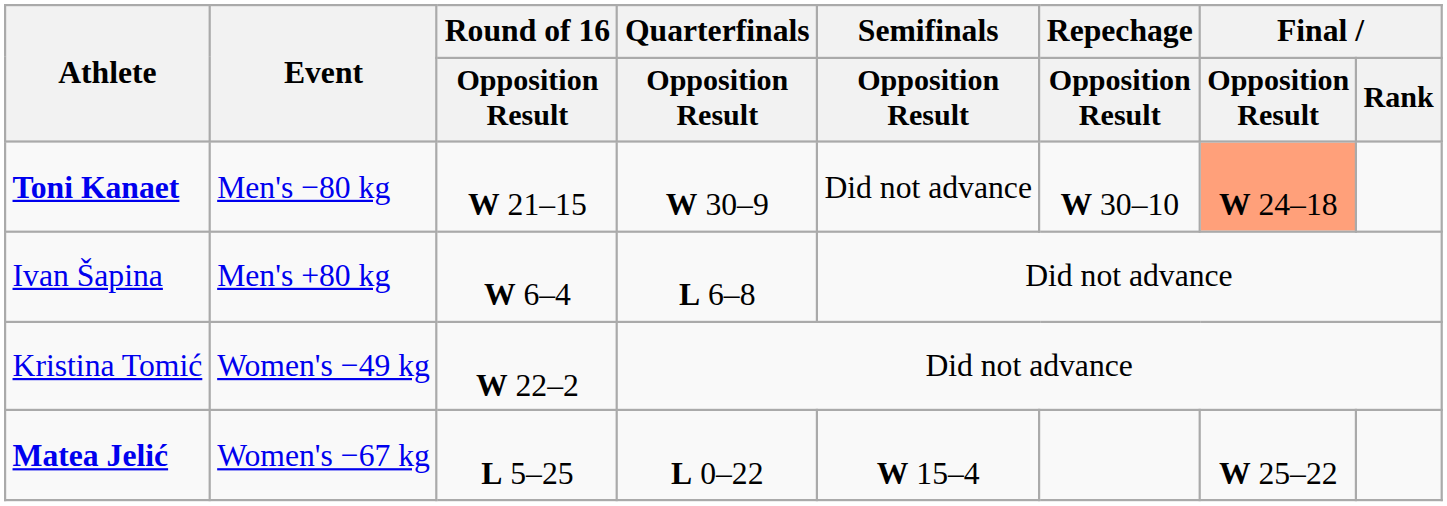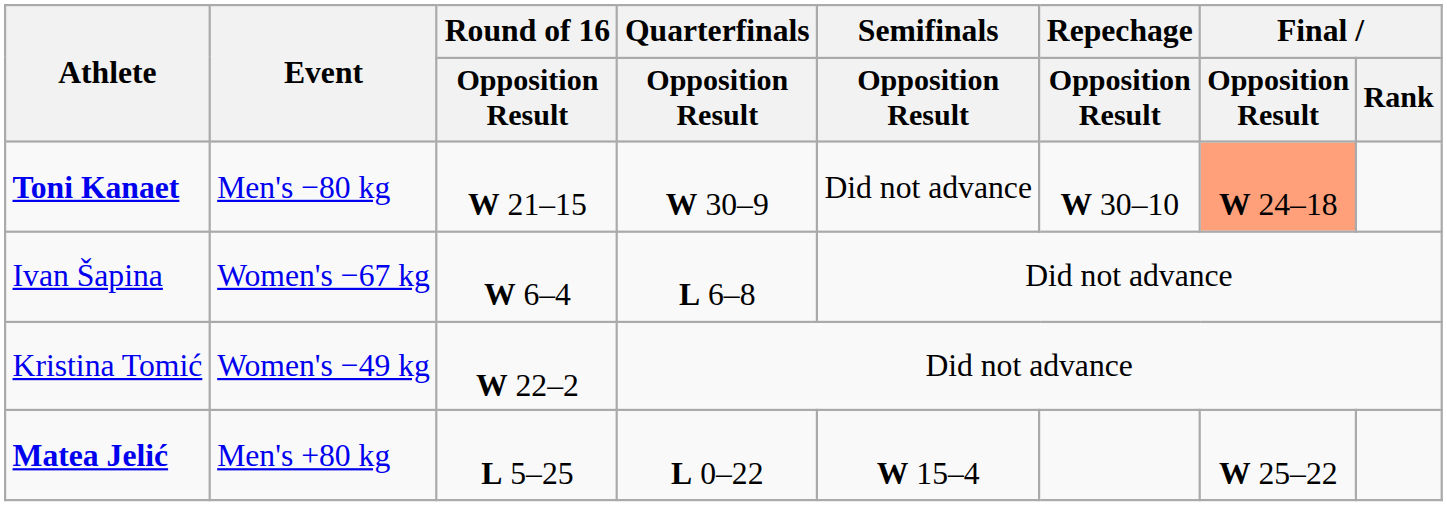(304, 276) Men's +80 kg -> (324, 276) Women's −67 kg
(324, 455) Women's −67 kg -> (304, 455) Men's +80 kg
